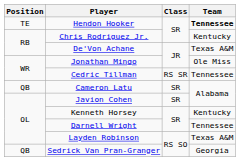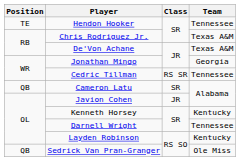(212, 23) bold -> (212, 23) normal
(212, 36) Kentucky -> (212, 36) Texas A&M
(212, 62) Ole Miss -> (212, 62) Georgia
(176, 100) SR -> (176, 100) JR
(212, 138) Texas A&M -> (212, 138) Kentucky
(212, 150) Georgia -> (212, 150) Ole Miss
